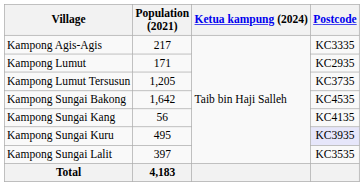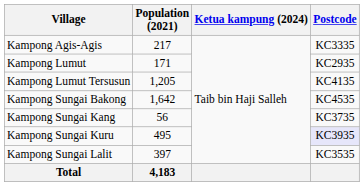(335, 81) KC3735 -> (335, 81) KC4135
(335, 117) KC4135 -> (335, 117) KC3735
